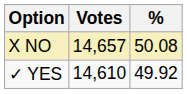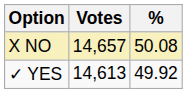(99, 74) 14,610 -> (99, 74) 14,613
